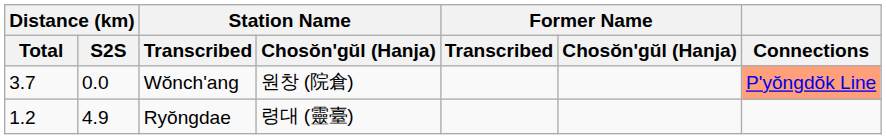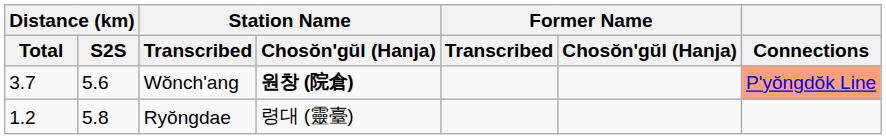(95, 83) 0.0 -> (95, 83) 5.6
(307, 82) normal -> (307, 82) bold
(95, 117) 4.9 -> (95, 117) 5.8
